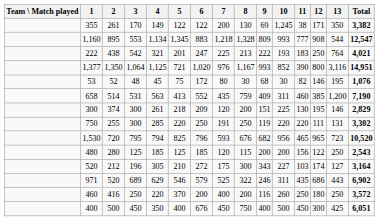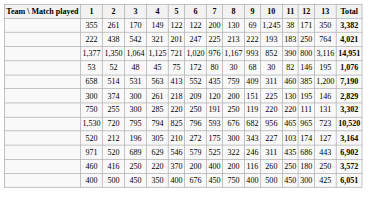- row: (92, 39)
- row: (92, 152)
